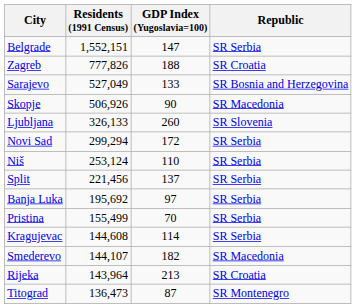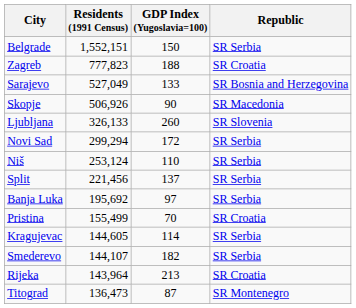(170, 46) 147 -> (170, 46) 150
(109, 65) 777,826 -> (109, 65) 777,823
(237, 217) SR Serbia -> (239, 217) SR Croatia
(109, 236) 144,608 -> (109, 236) 144,605
(248, 255) SR Macedonia -> (237, 255) SR Serbia
